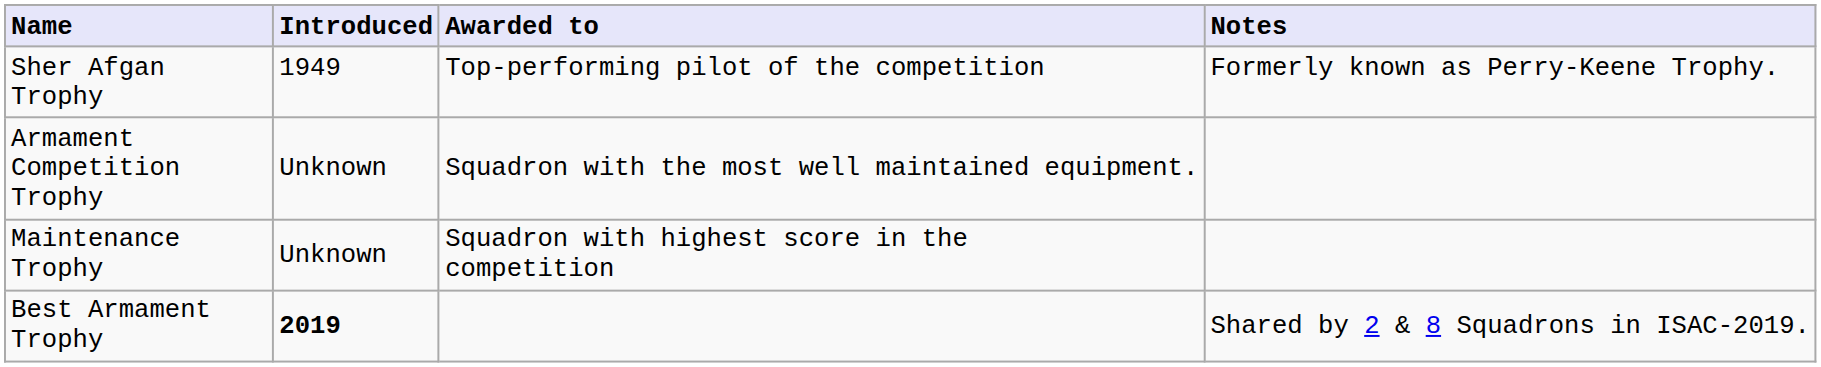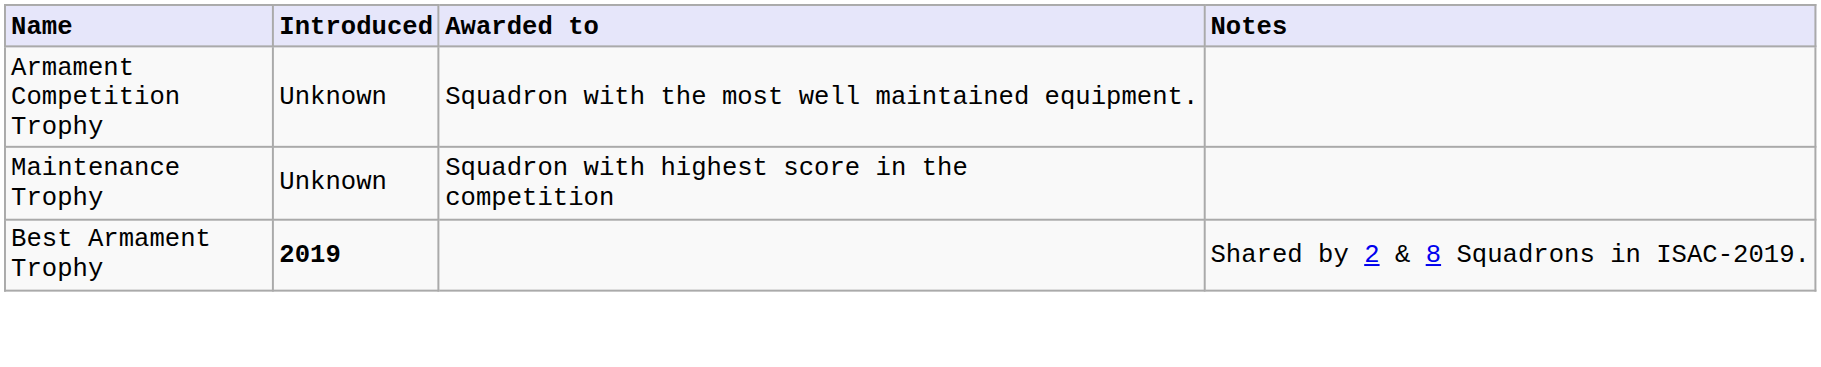- row: (88, 82)
